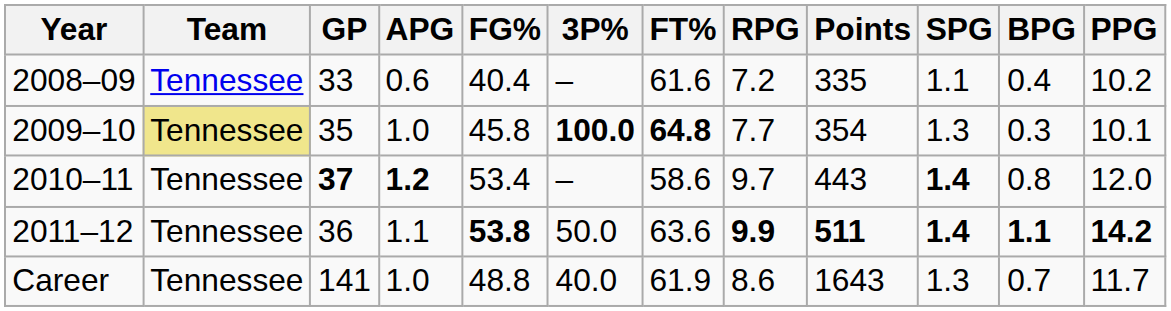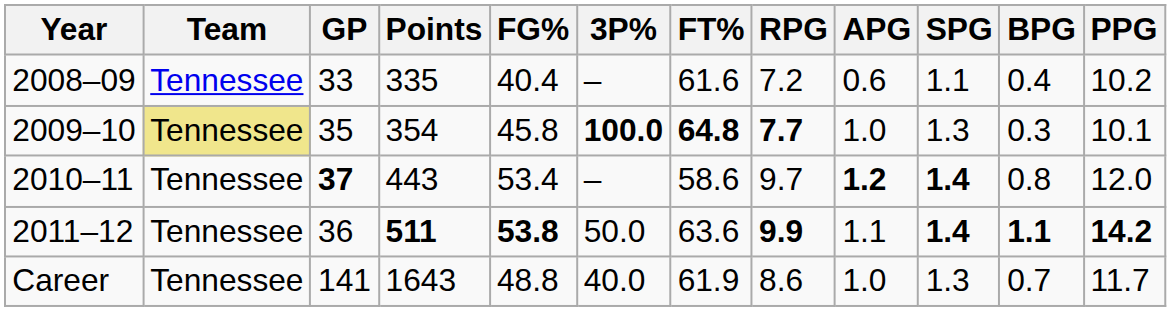columns swapped: (863, 29) <-> (420, 29)
(753, 130) normal -> (781, 130) bold
